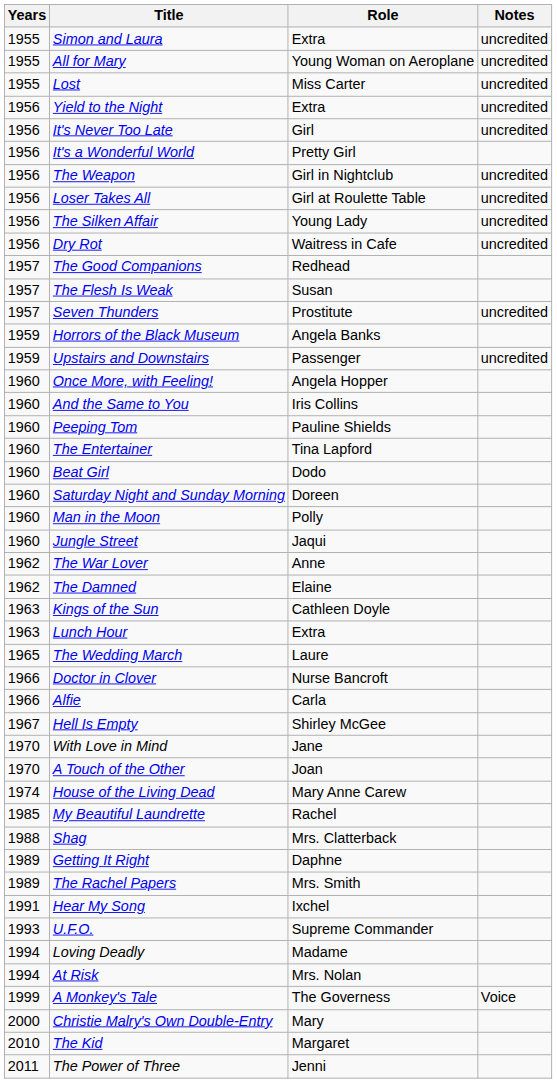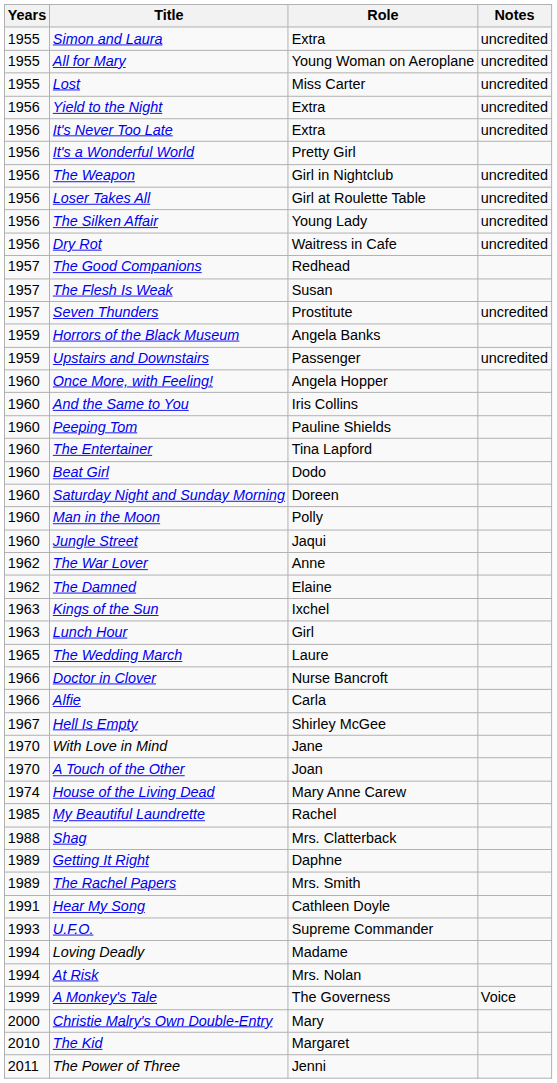(303, 130) Girl -> (308, 130) Extra
(341, 609) Cathleen Doyle -> (310, 609) Ixchel
(308, 632) Extra -> (303, 632) Girl
(310, 906) Ixchel -> (341, 906) Cathleen Doyle
